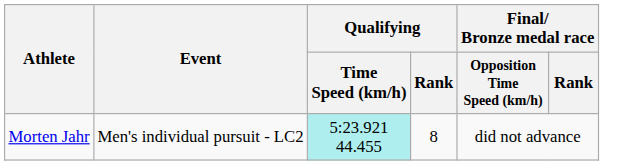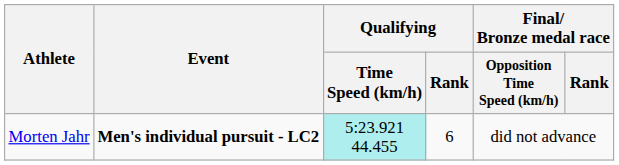(201, 137) normal -> (208, 137) bold
(434, 137) 8 -> (449, 137) 6
